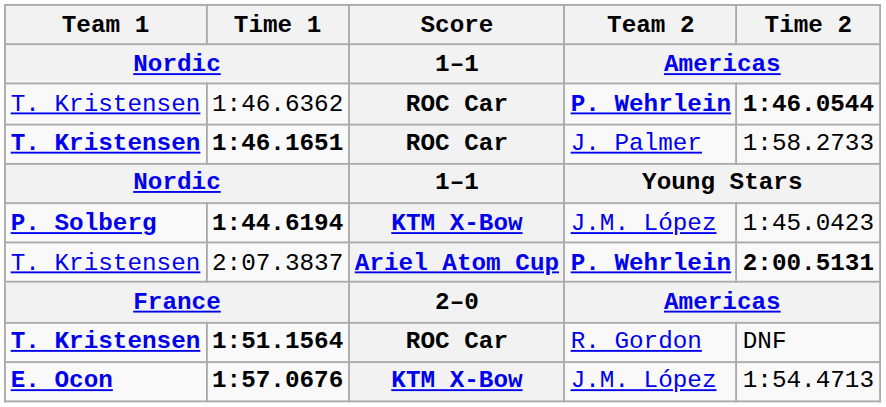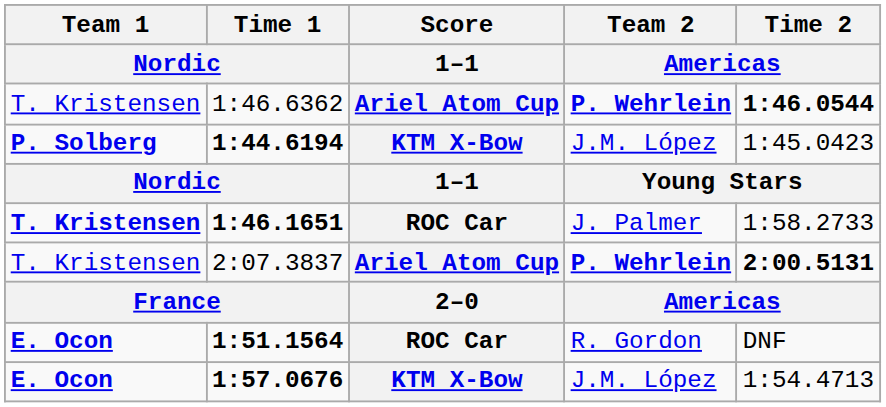(457, 104) ROC Car -> (457, 104) Ariel Atom Cup
rows swapped: (278, 223) <-> (278, 144)
(106, 342) T. Kristensen -> (62, 342) E. Ocon
